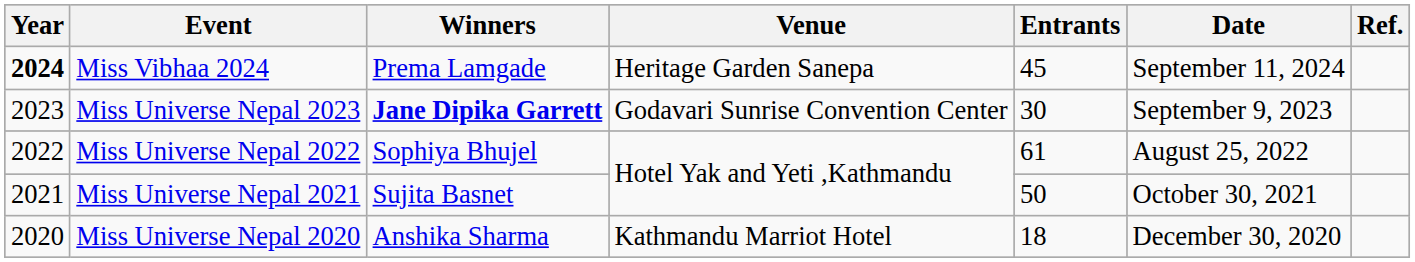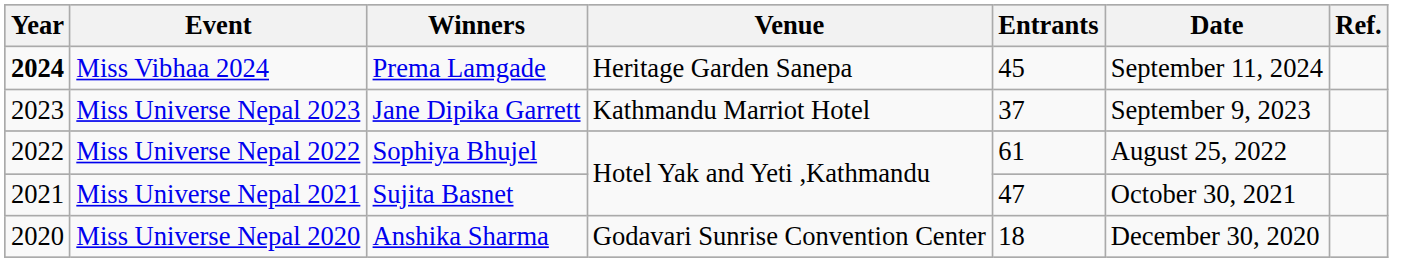(487, 109) bold -> (477, 109) normal
(811, 109) Godavari Sunrise Convention Center -> (731, 109) Kathmandu Marriot Hotel
(1033, 109) 30 -> (1011, 109) 37
(1033, 194) 50 -> (1011, 194) 47
(753, 236) Kathmandu Marriot Hotel -> (789, 236) Godavari Sunrise Convention Center
